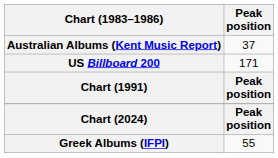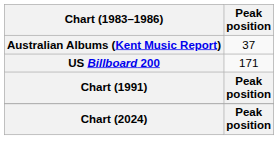- row: (114, 143)
